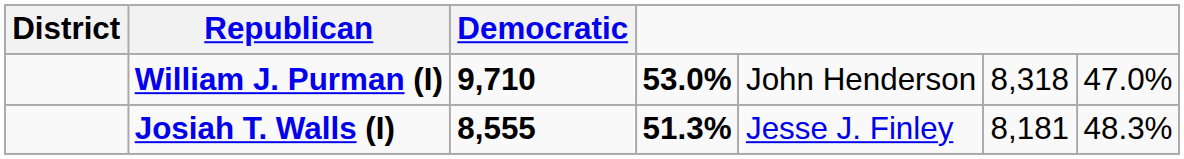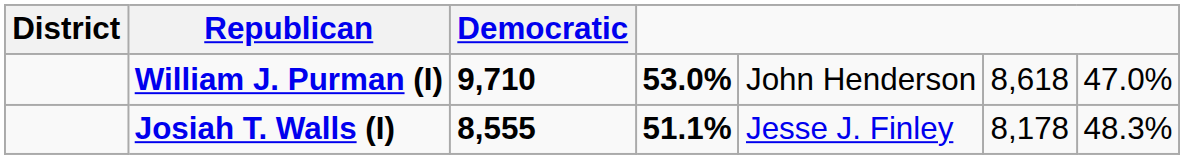(1030, 79) 8,318 -> (1030, 79) 8,618
(687, 128) 51.3% -> (687, 128) 51.1%
(1030, 128) 8,181 -> (1030, 128) 8,178
